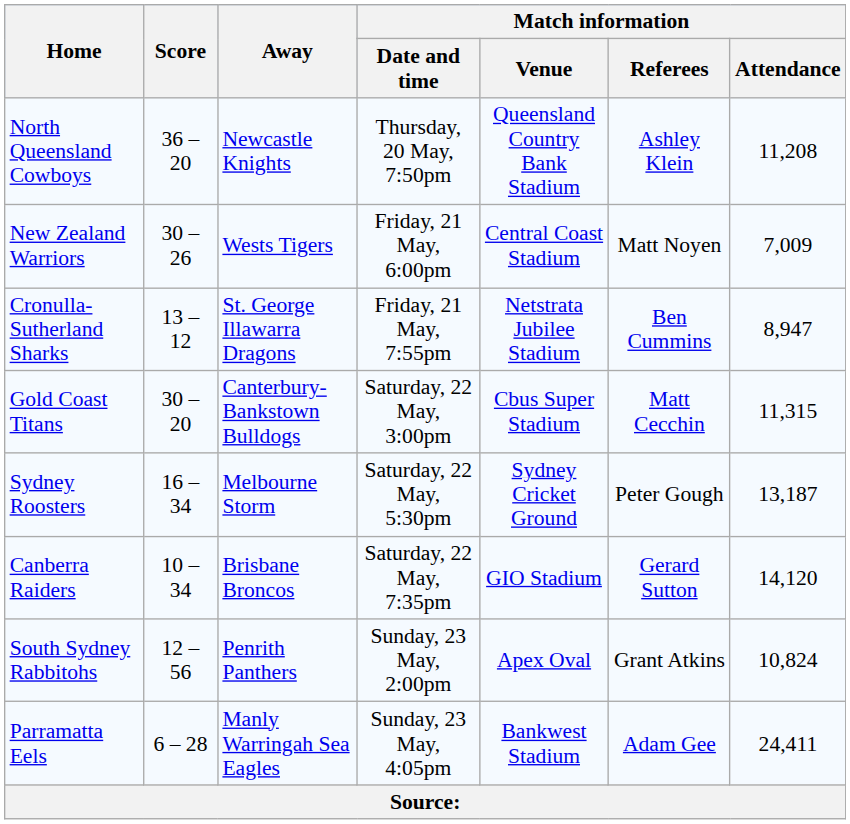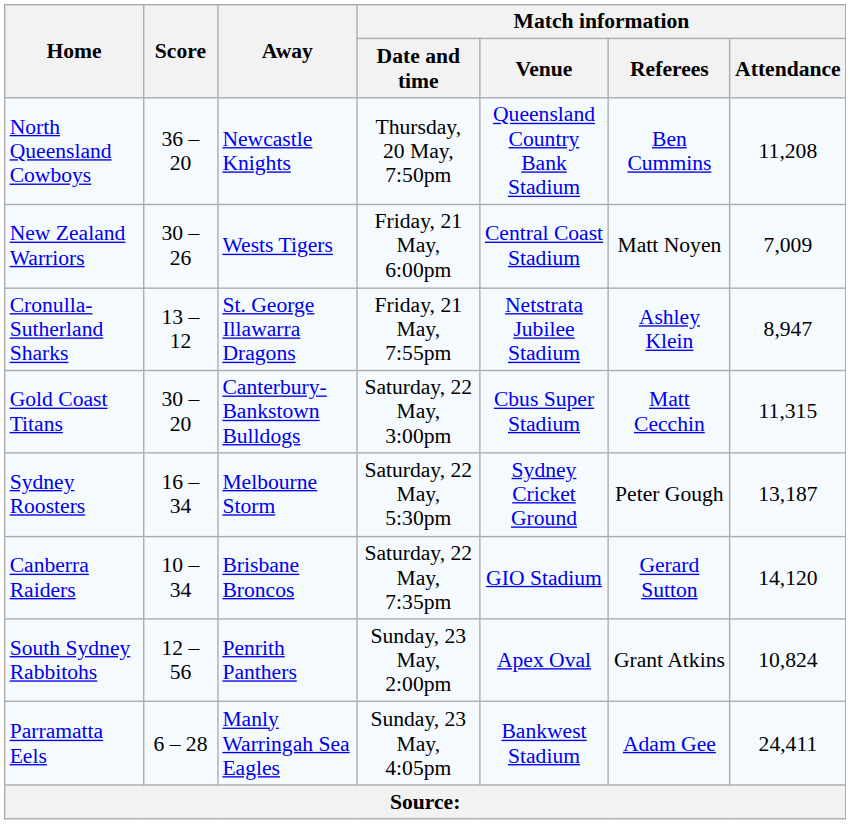(669, 150) Ashley Klein -> (669, 150) Ben Cummins
(669, 328) Ben Cummins -> (669, 328) Ashley Klein
